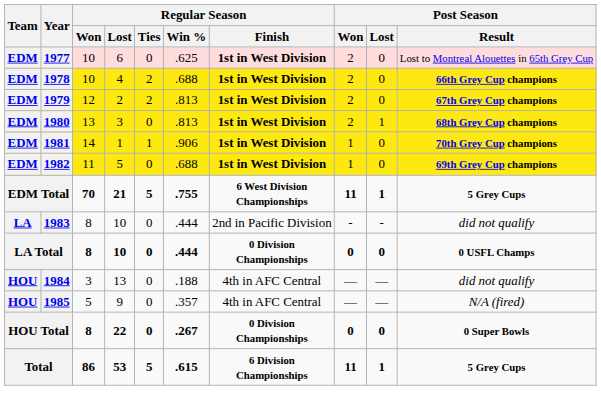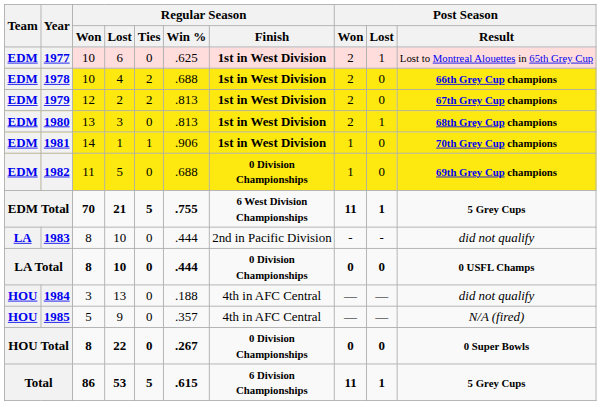(382, 57) 0 -> (382, 57) 1
(272, 164) 1st in West Division -> (272, 173) 0 Division Championships
